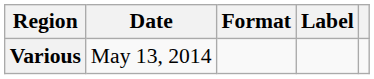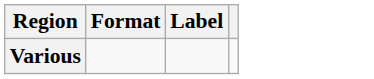- column: (151, 21)
